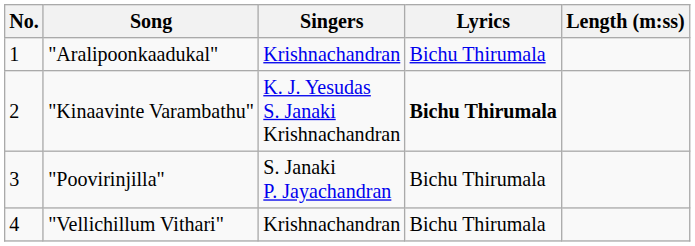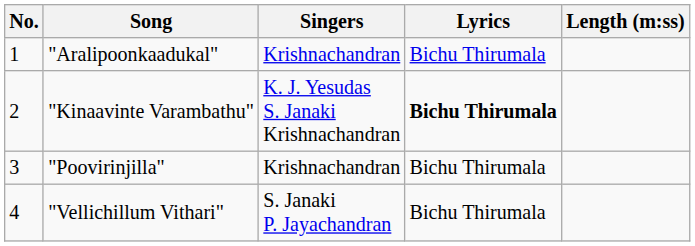(327, 179) S. Janaki P. Jayachandran -> (332, 167) Krishnachandran
(332, 224) Krishnachandran -> (327, 212) S. Janaki P. Jayachandran
